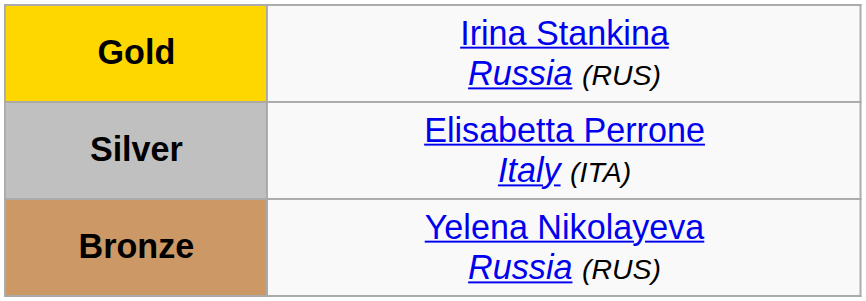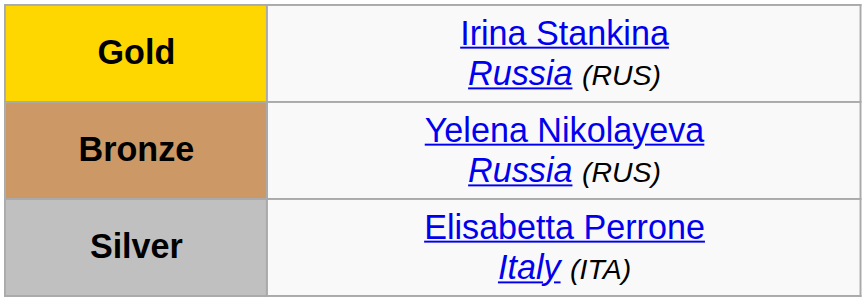rows swapped: (136, 149) <-> (136, 246)
